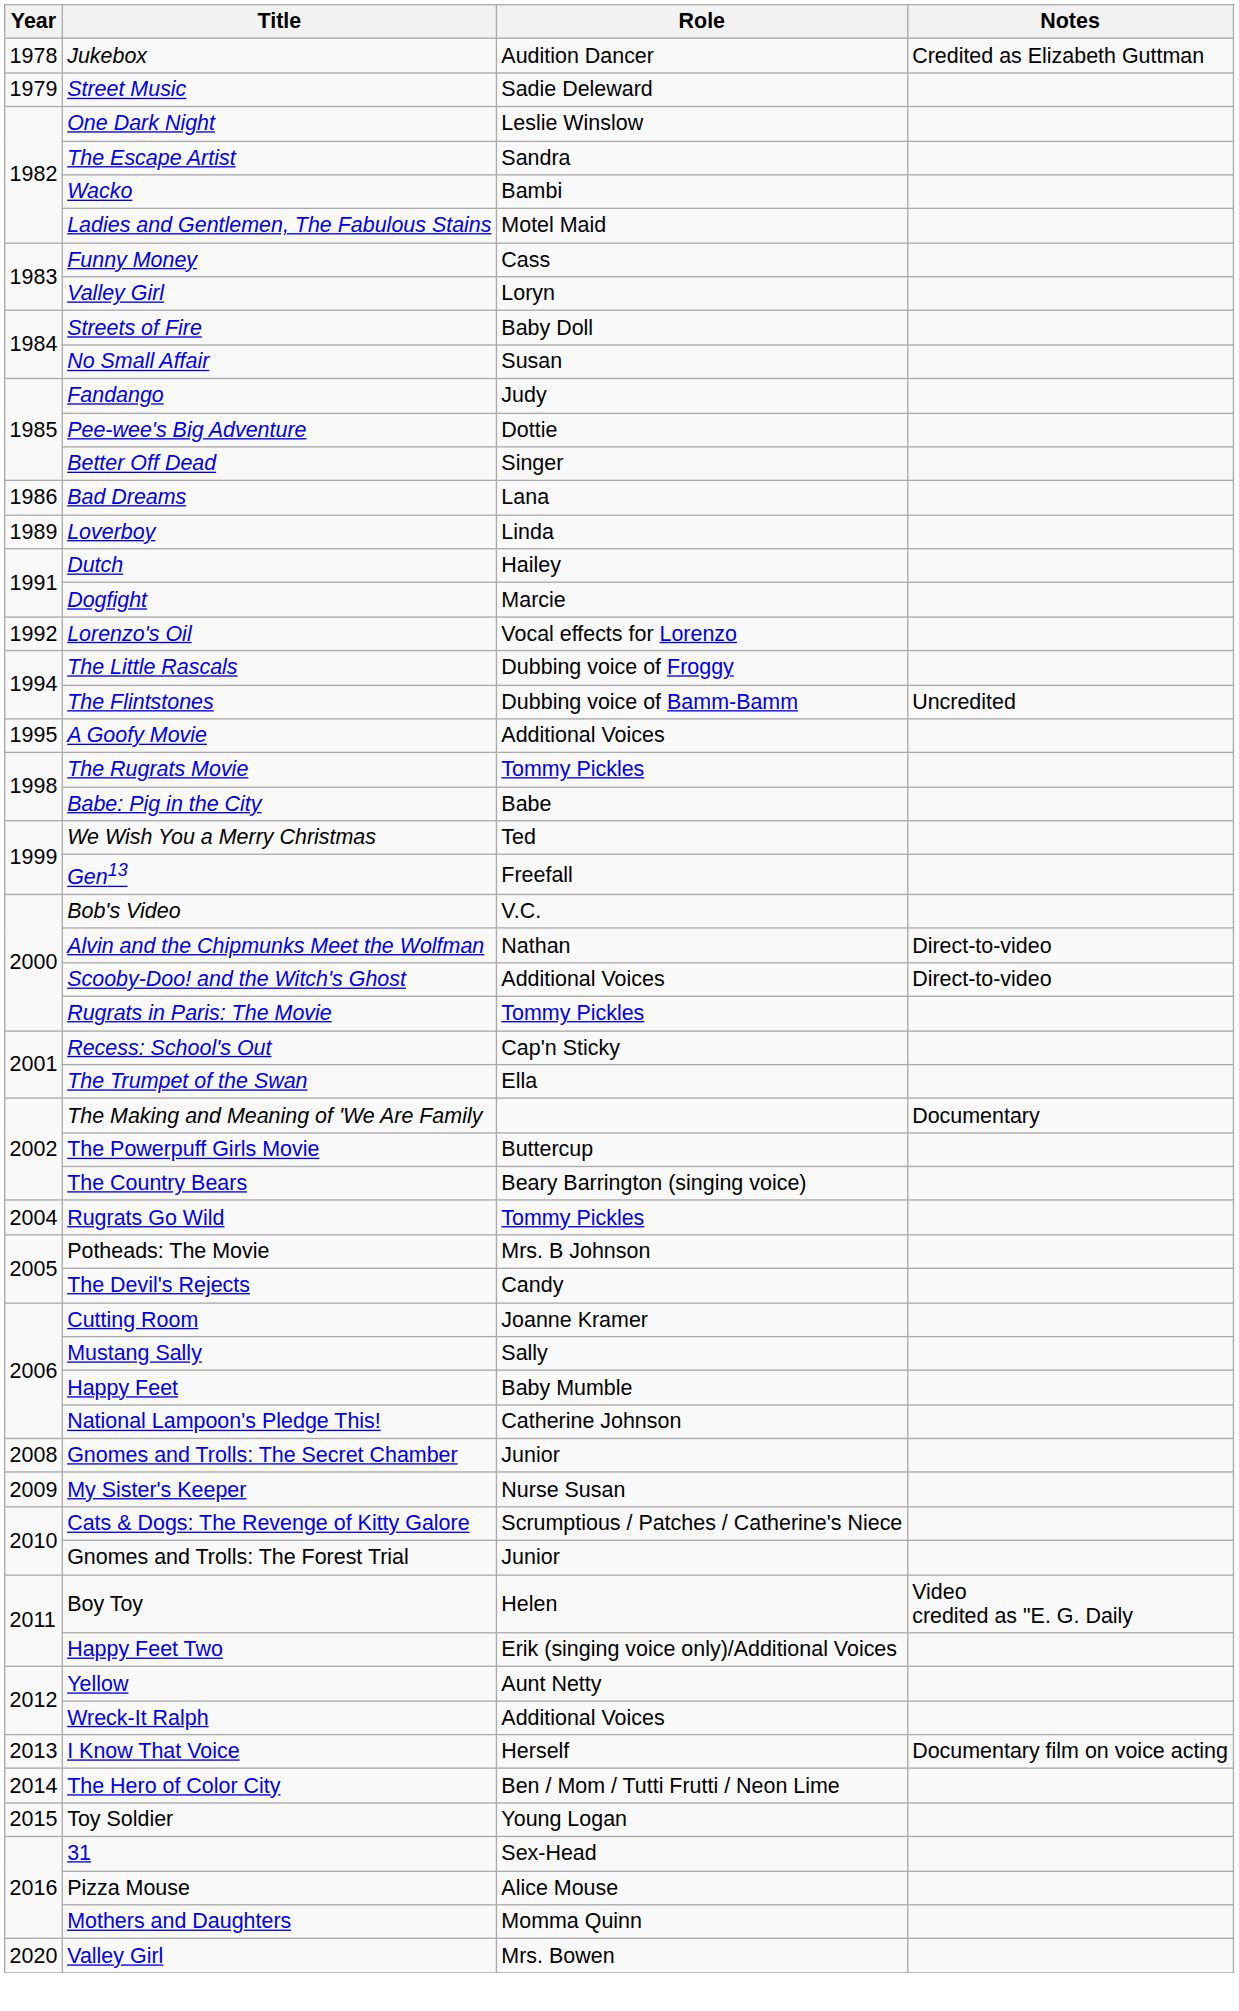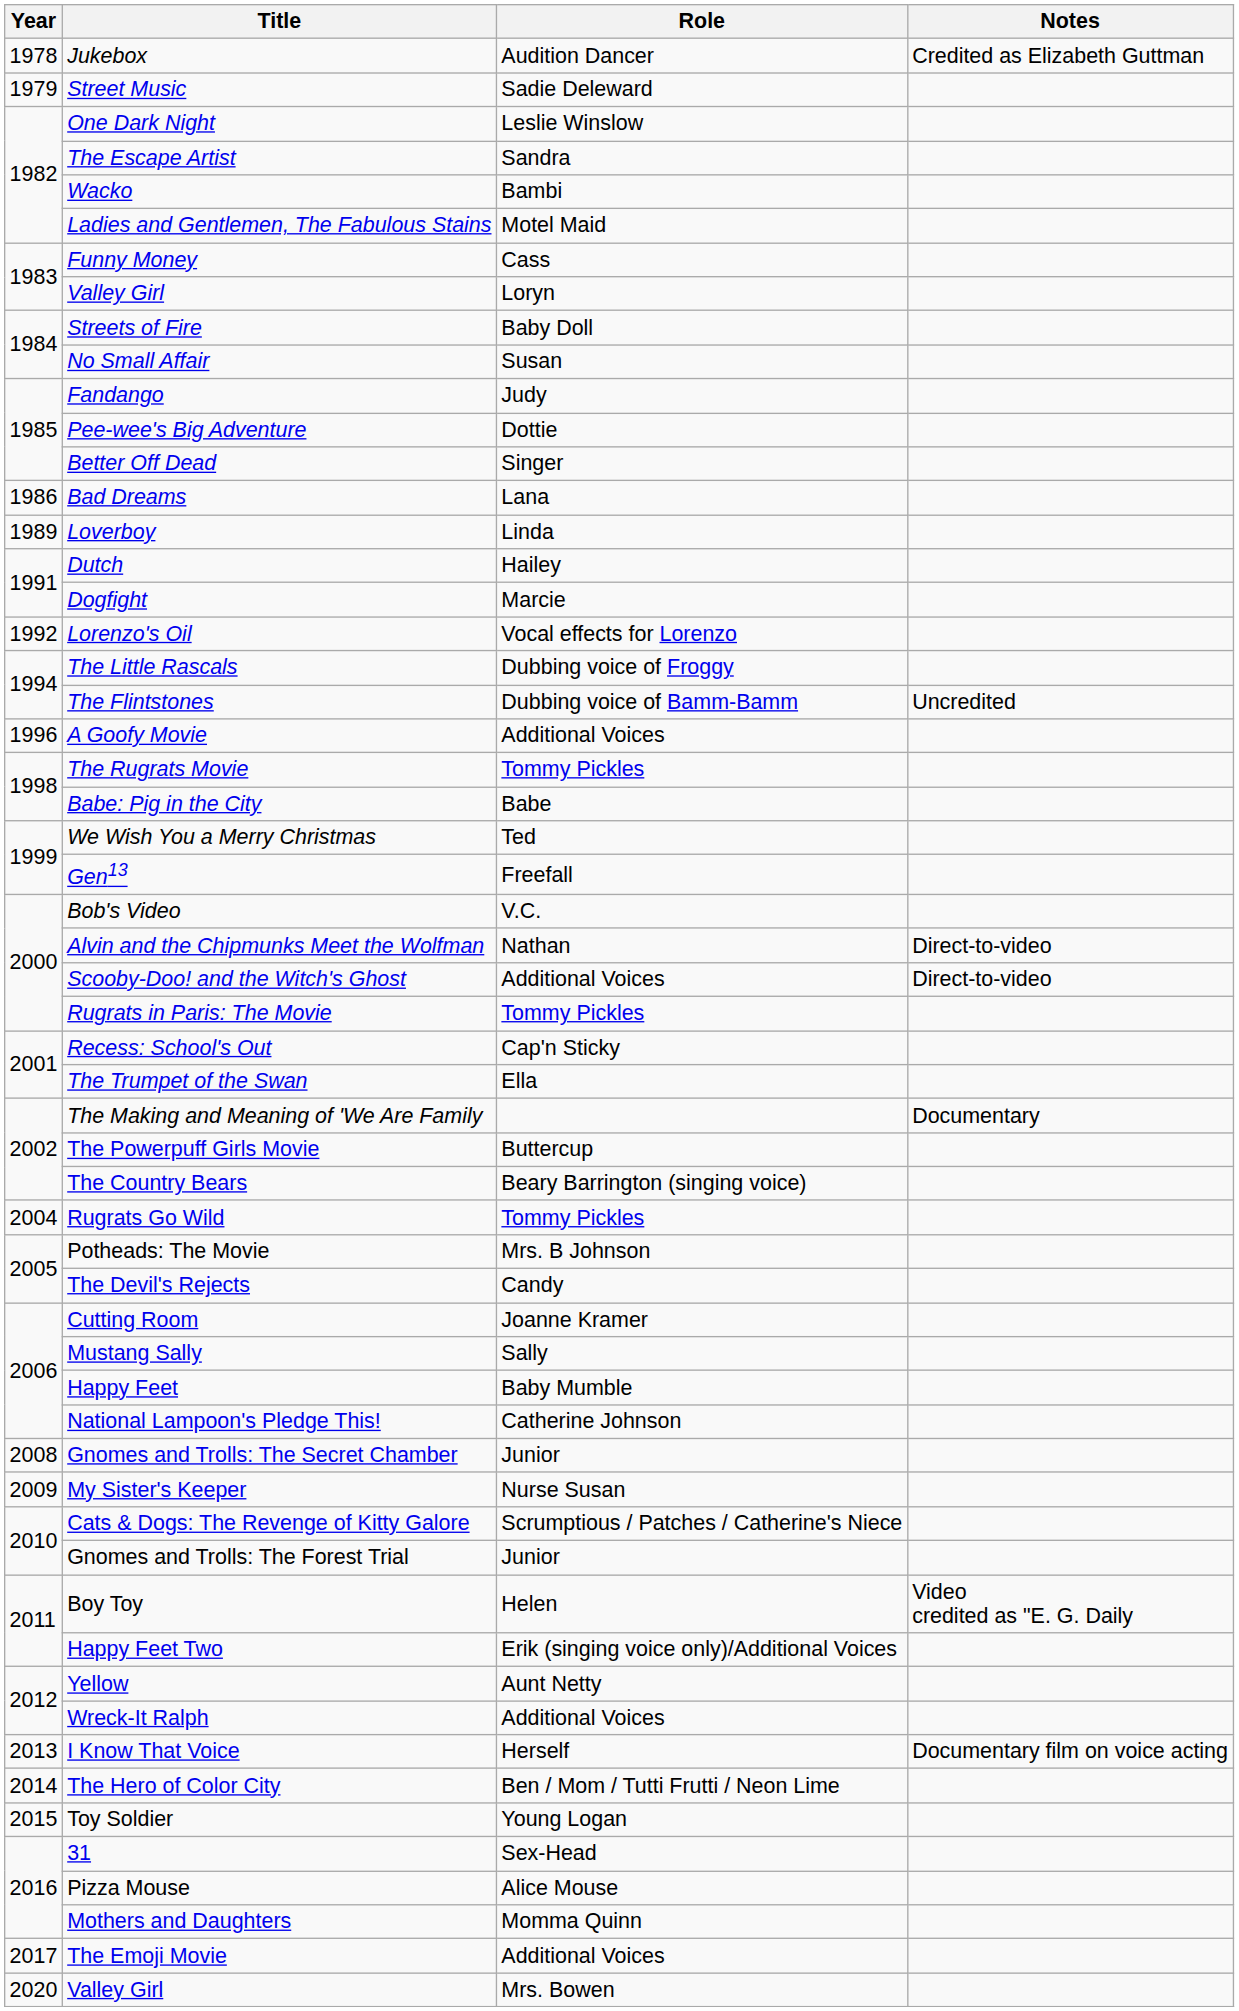(33, 735) 1995 -> (33, 735) 1996
+ row: (147, 1955)
